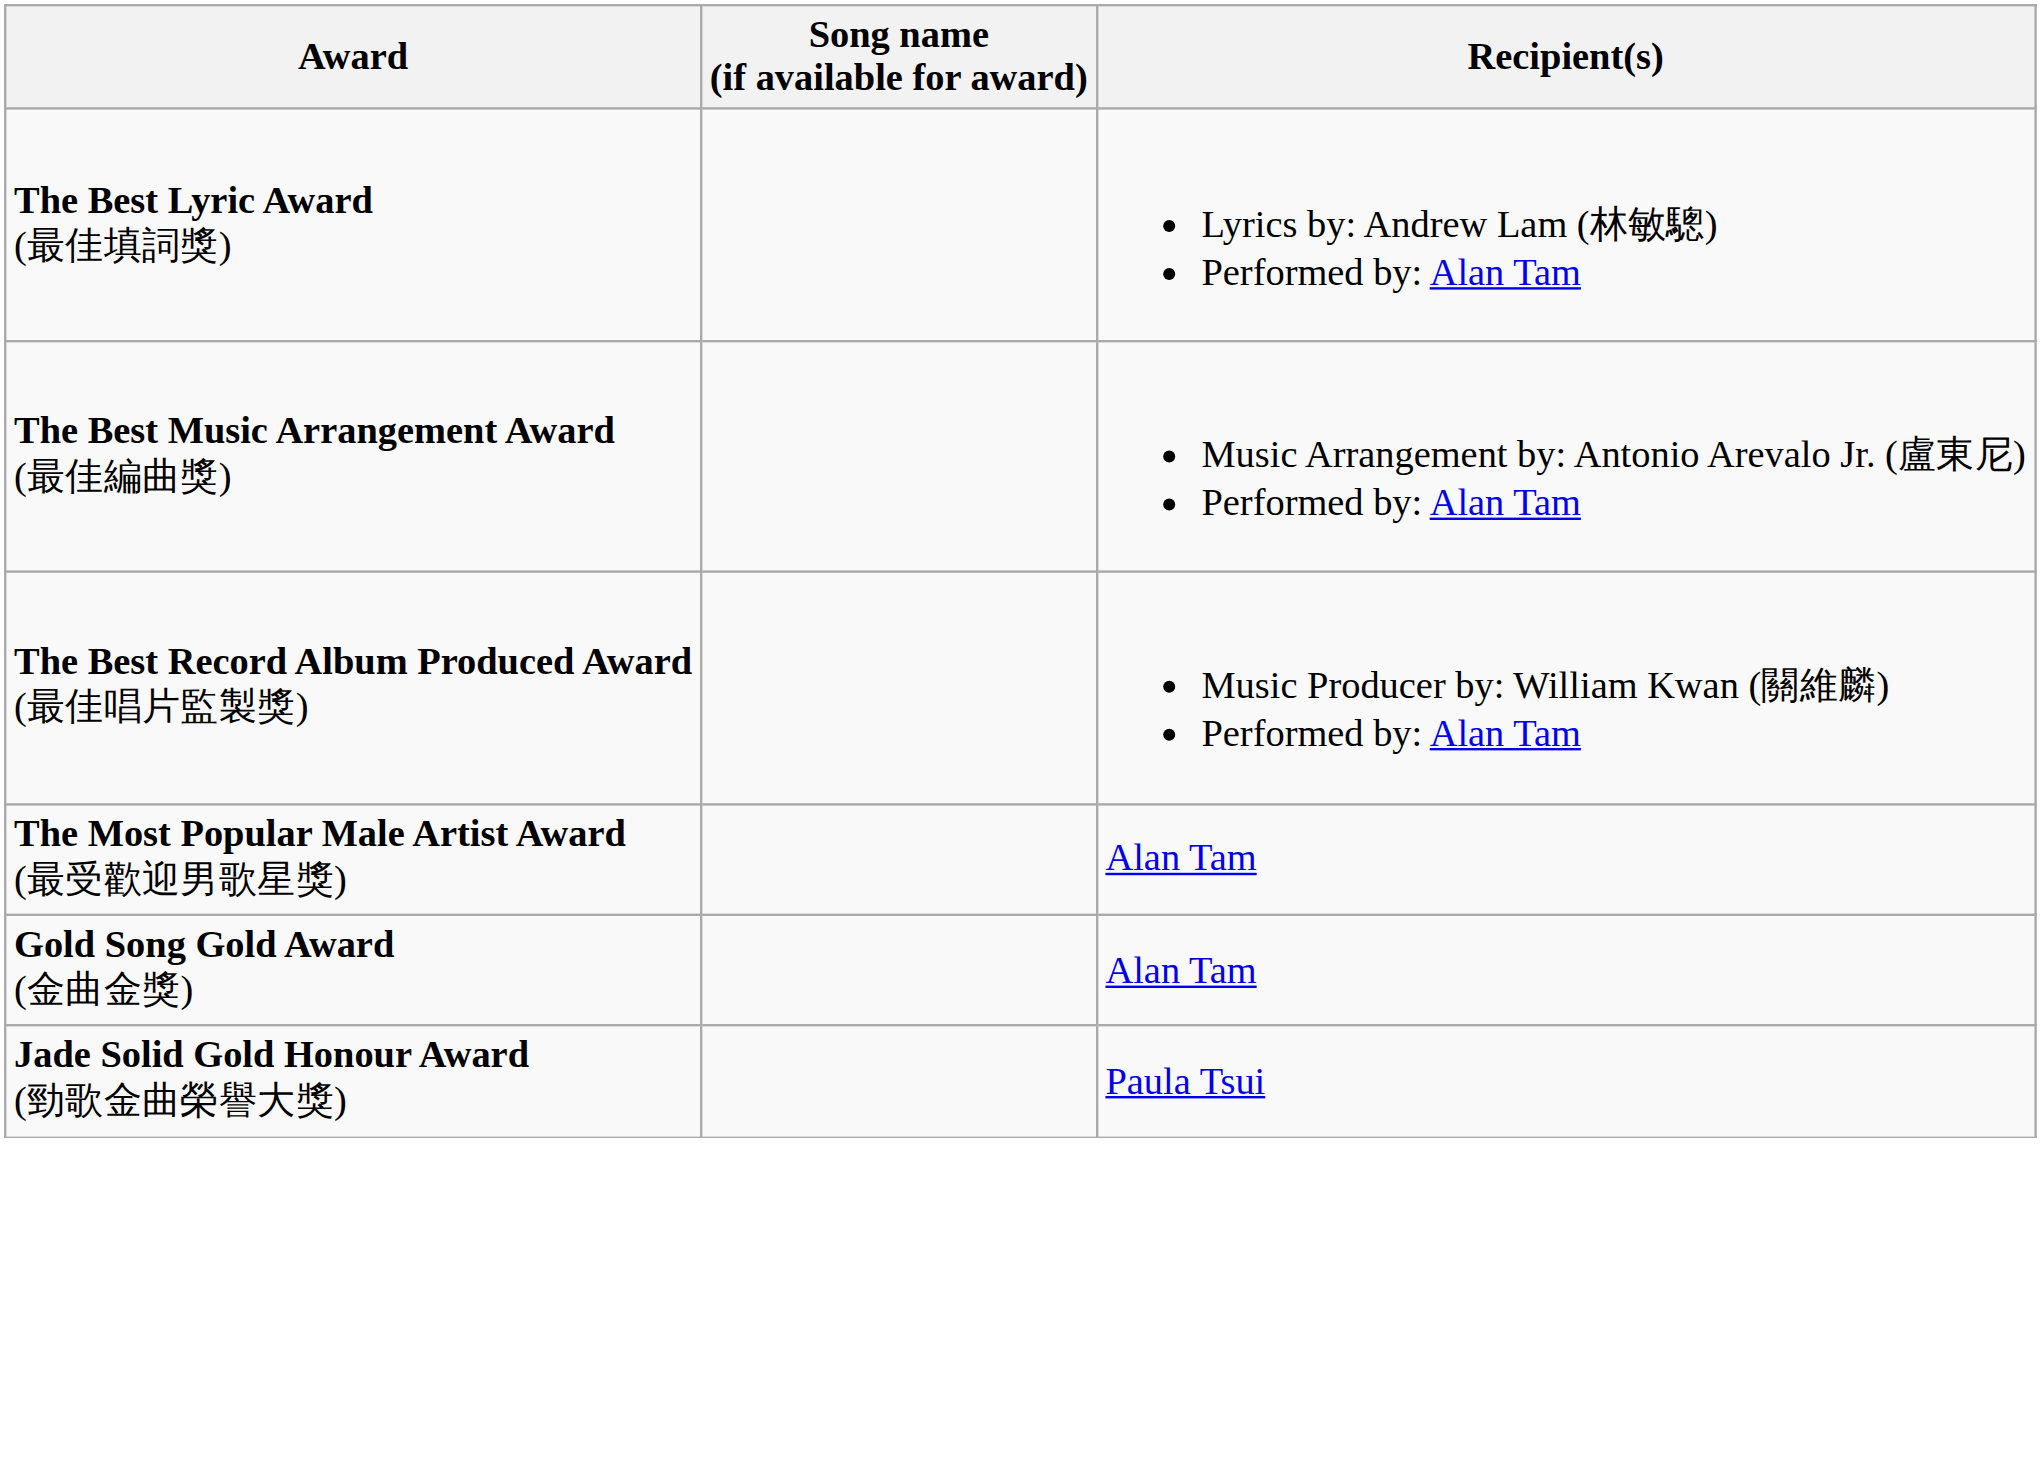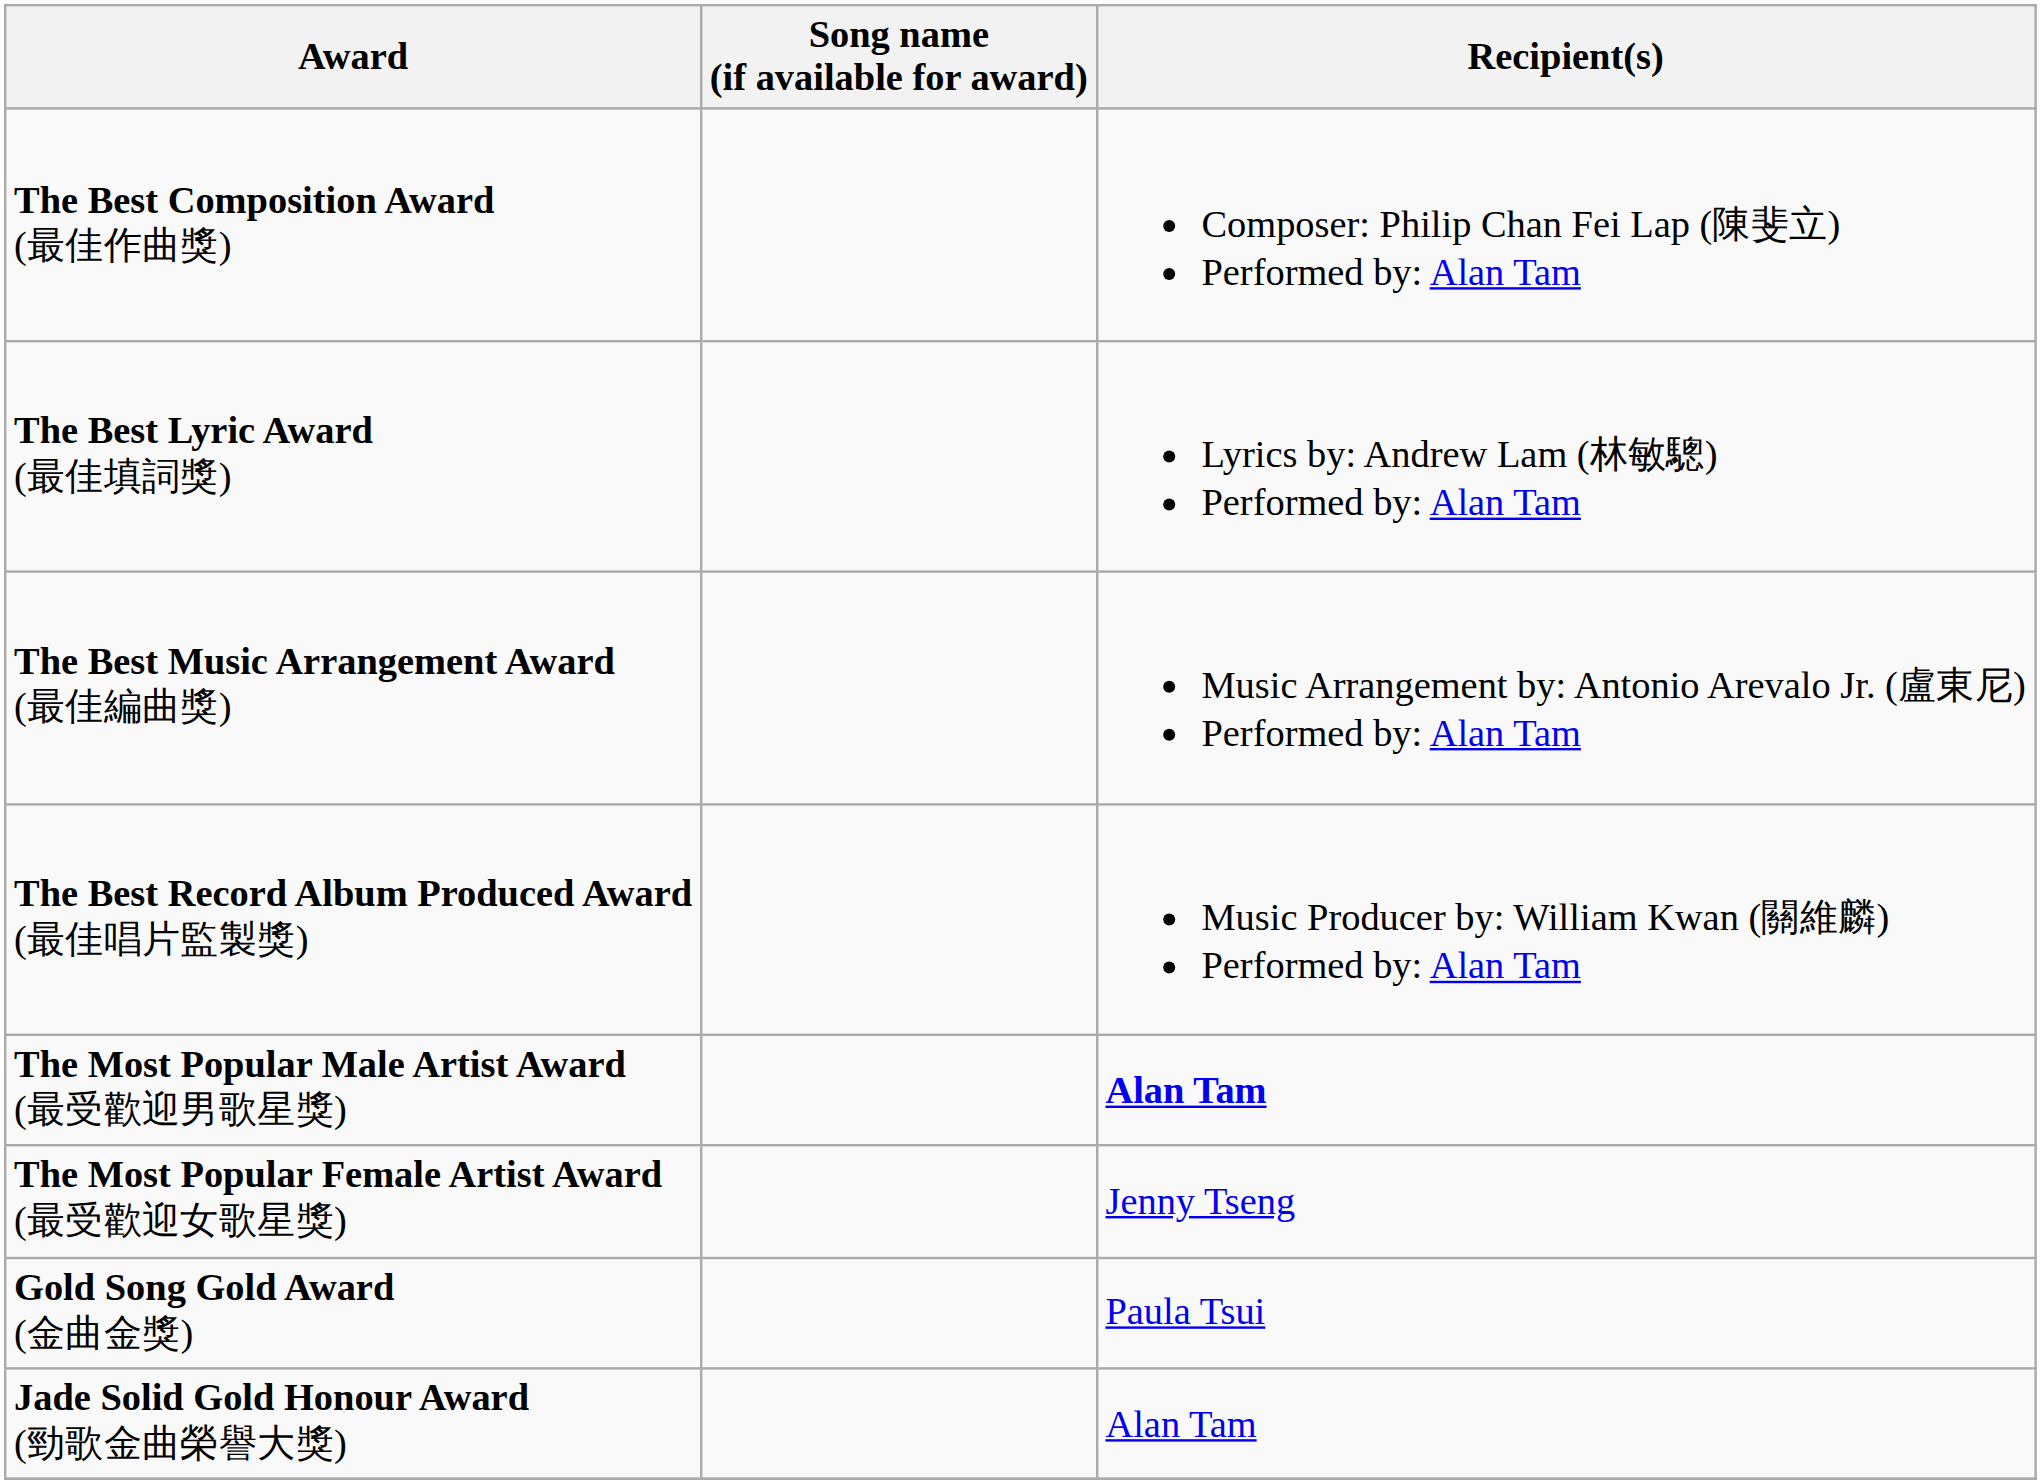+ row: (254, 221)
(1181, 858) normal -> (1186, 1089) bold
+ row: (338, 1198)
(1181, 969) Alan Tam -> (1185, 1312) Paula Tsui
(1185, 1080) Paula Tsui -> (1181, 1423) Alan Tam
